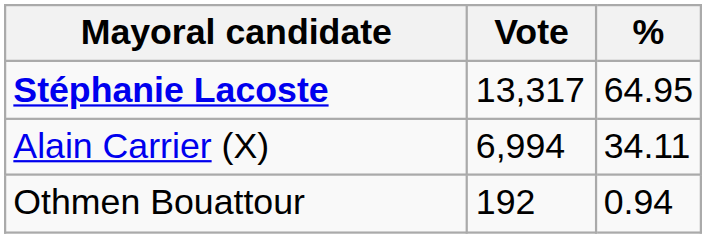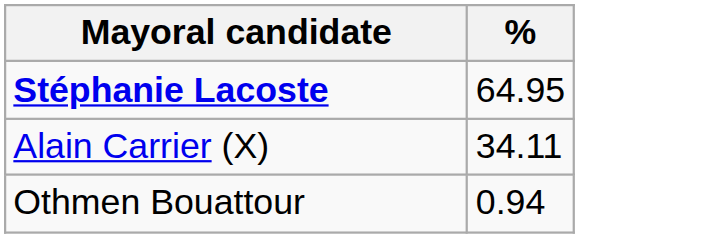- column: (532, 32)
